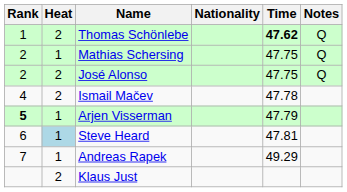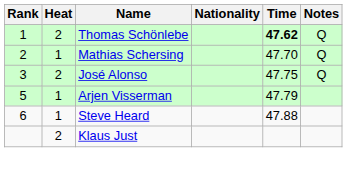(282, 55) 47.75 -> (282, 55) 47.70
(23, 75) 2 -> (23, 75) 3
- row: (116, 95)
(23, 116) bold -> (23, 95) normal
(58, 136) lightblue background -> (58, 116) no background
(282, 136) 47.81 -> (282, 116) 47.88
- row: (122, 156)
